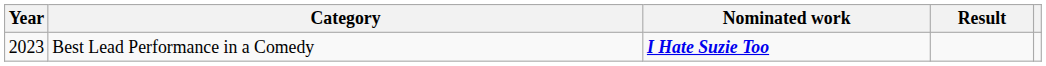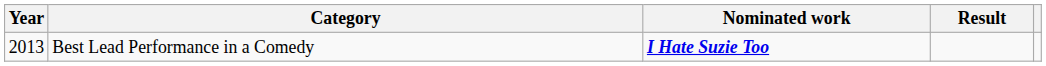(26, 46) 2023 -> (26, 46) 2013
